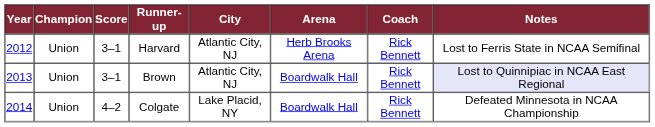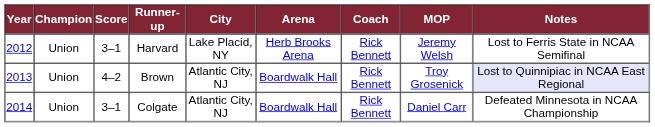+ column: (437, 19)
(230, 48) Atlantic City, NJ -> (221, 48) Lake Placid, NY
(111, 77) 3–1 -> (111, 77) 4–2
(111, 107) 4–2 -> (111, 107) 3–1
(230, 107) Lake Placid, NY -> (221, 107) Atlantic City, NJ
